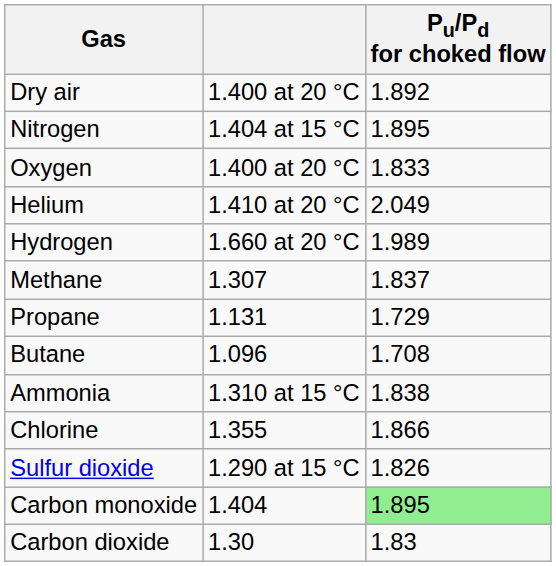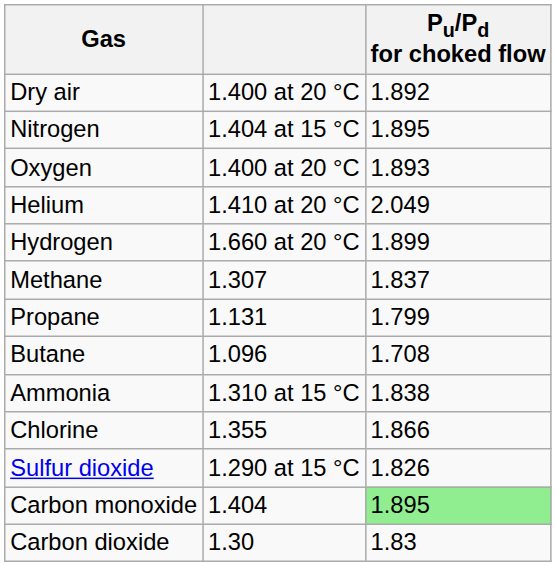(400, 167) 1.833 -> (400, 167) 1.893
(400, 242) 1.989 -> (400, 242) 1.899
(400, 317) 1.729 -> (400, 317) 1.799
